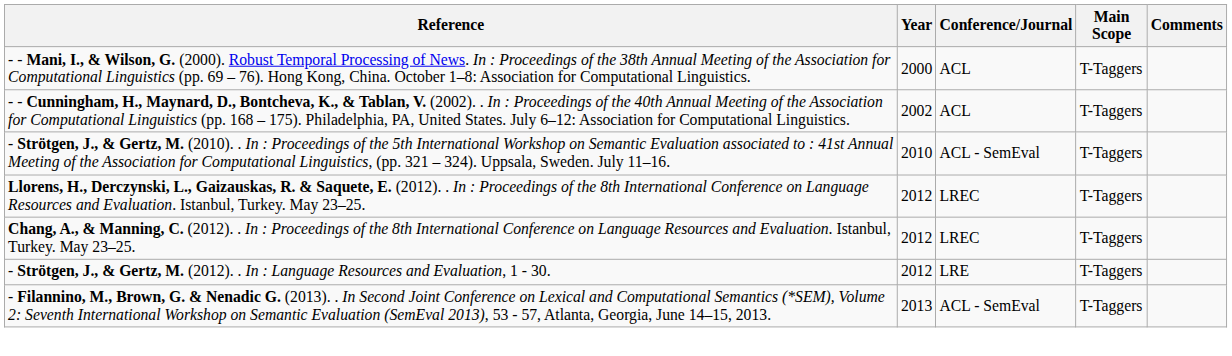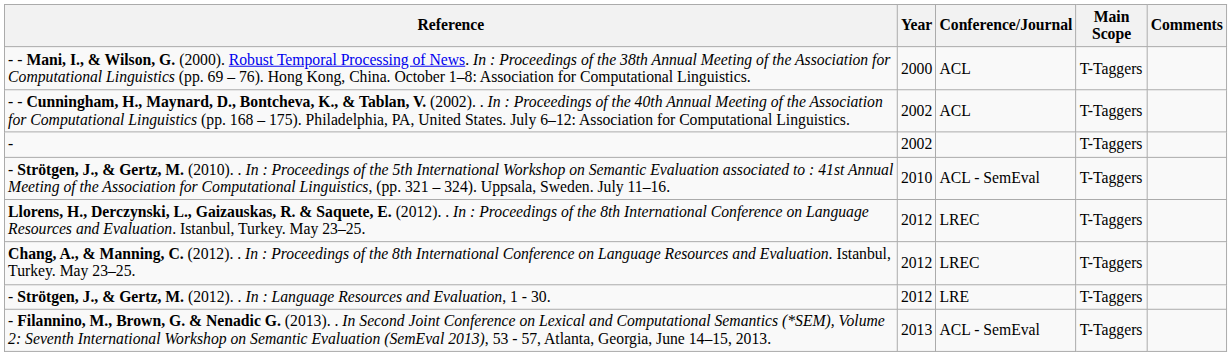+ row: (11, 144)
